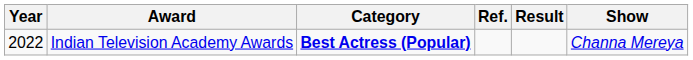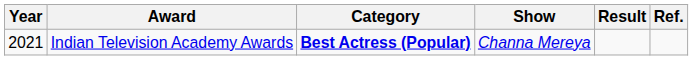columns swapped: (627, 17) <-> (493, 17)
(26, 42) 2022 -> (26, 42) 2021
